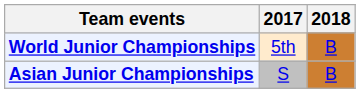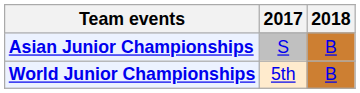rows swapped: (131, 75) <-> (132, 47)
